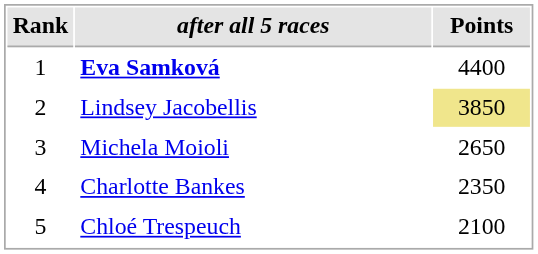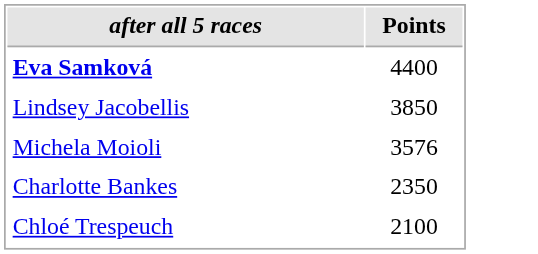- column: (40, 26)
(482, 107) khaki background -> (414, 107) no background
(482, 147) 2650 -> (414, 147) 3576
